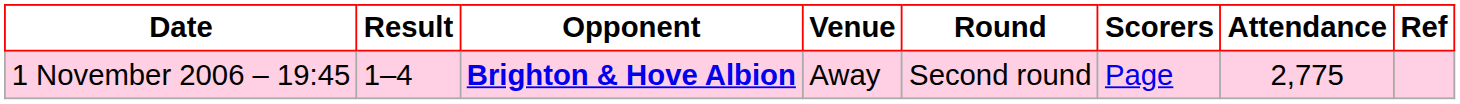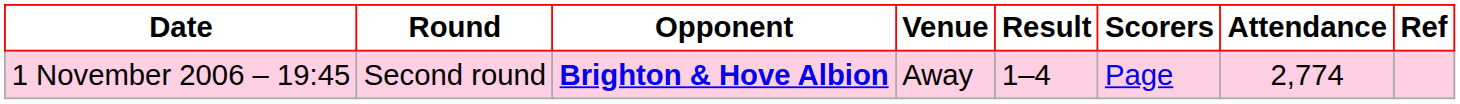columns swapped: (1000, 27) <-> (408, 27)
(1307, 74) 2,775 -> (1307, 74) 2,774
